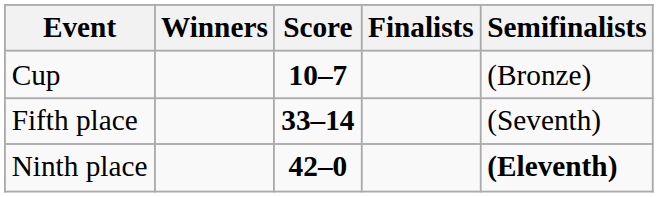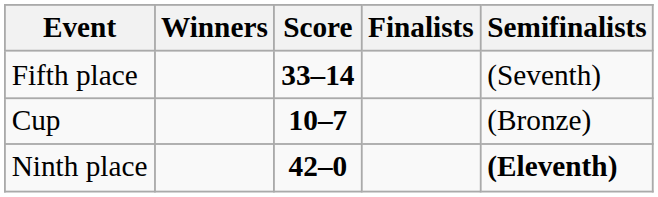rows swapped: (36, 74) <-> (75, 120)
